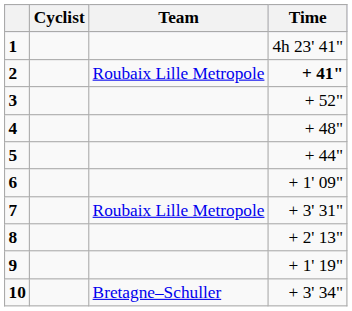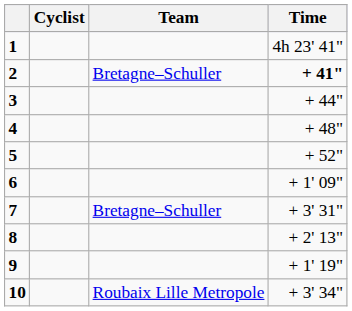(179, 73) Roubaix Lille Metropole -> (157, 73) Bretagne–Schuller
(324, 100) + 52" -> (324, 100) + 44"
(324, 155) + 44" -> (324, 155) + 52"
(179, 210) Roubaix Lille Metropole -> (157, 210) Bretagne–Schuller
(157, 292) Bretagne–Schuller -> (179, 292) Roubaix Lille Metropole
